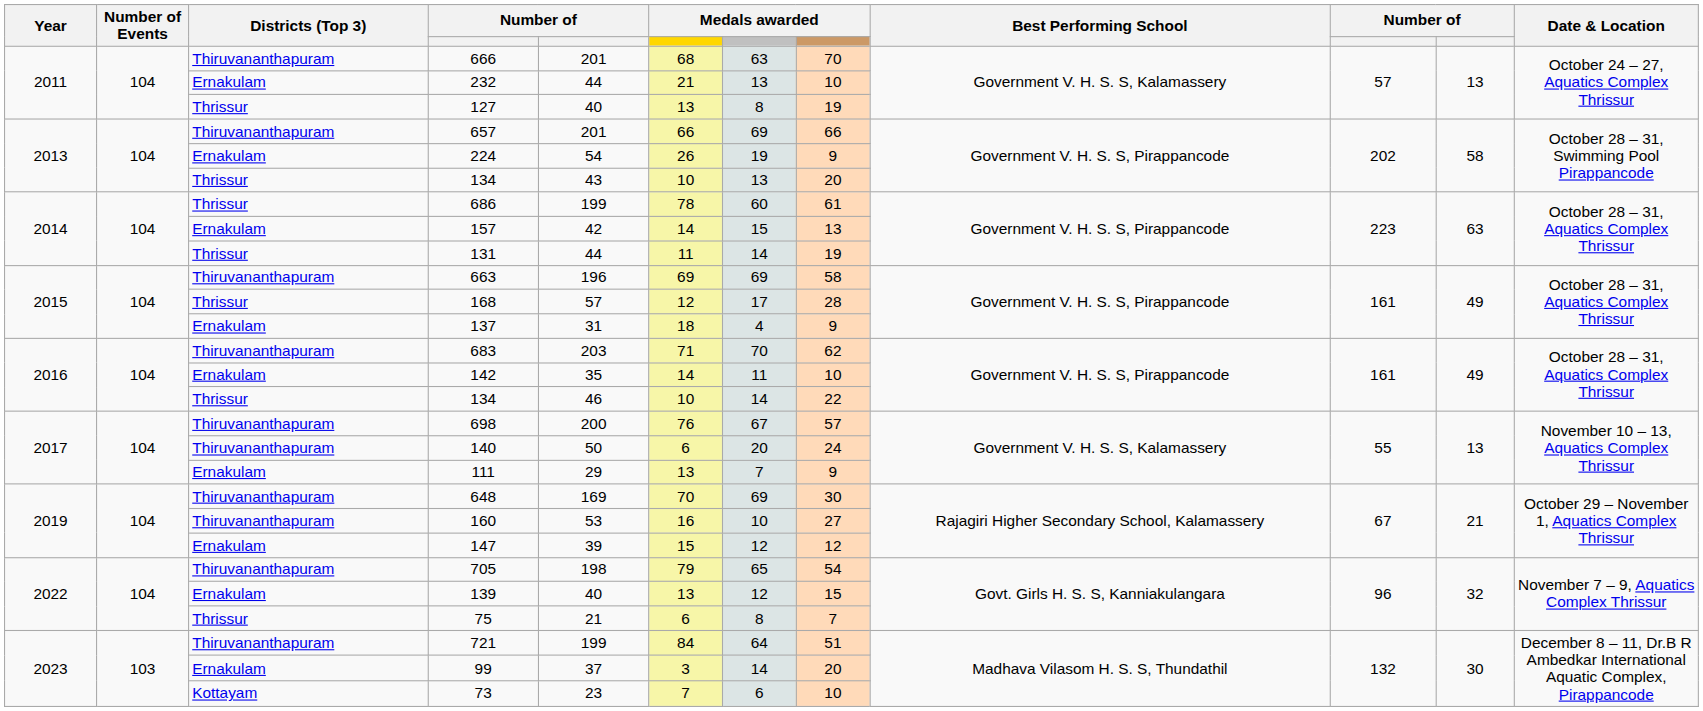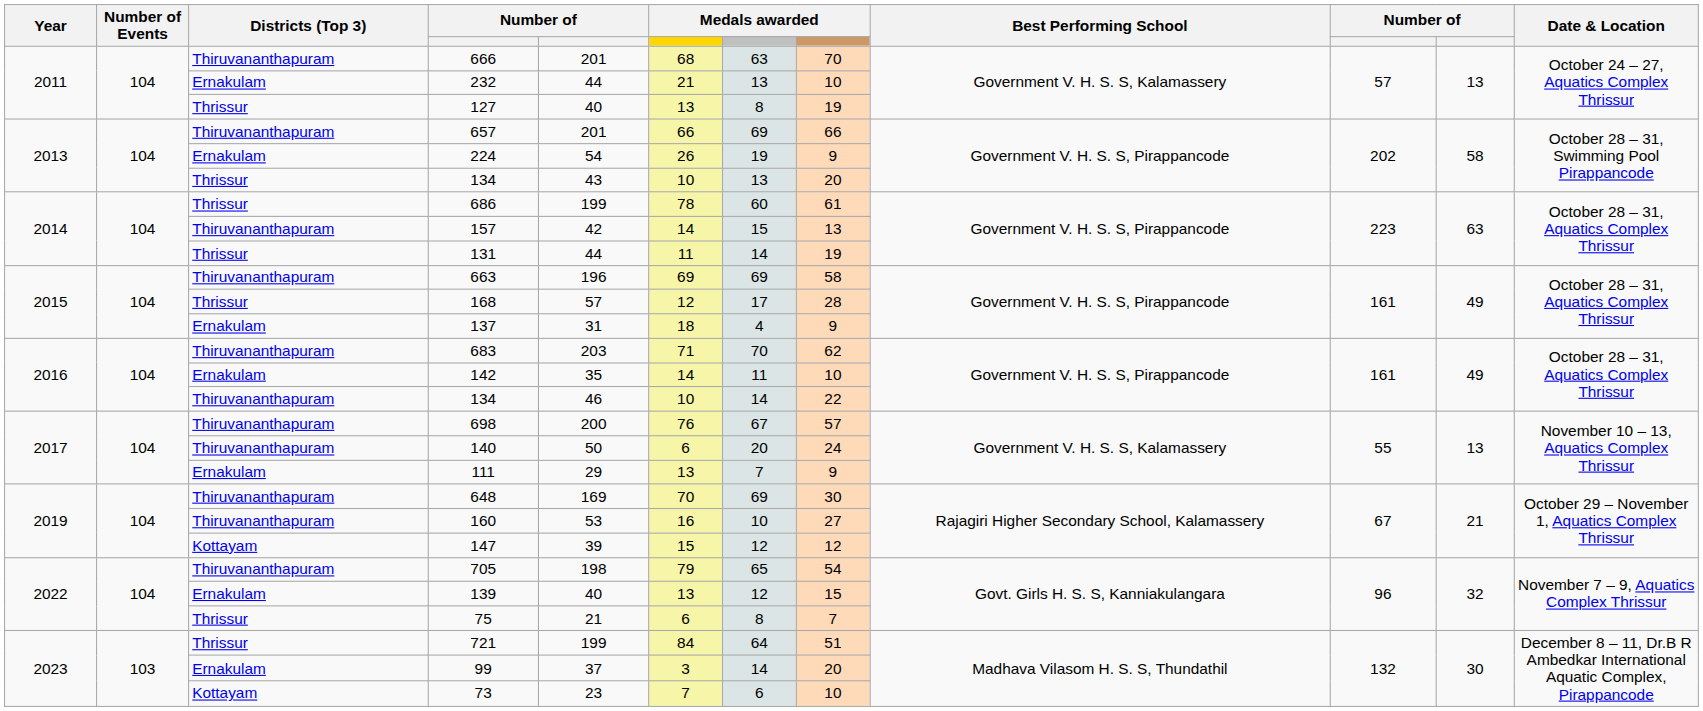(229, 229) Ernakulam -> (263, 229) Thiruvananthapuram
(220, 399) Thrissur -> (263, 399) Thiruvananthapuram
(229, 545) Ernakulam -> (225, 545) Kottayam
(263, 643) Thiruvananthapuram -> (220, 643) Thrissur
